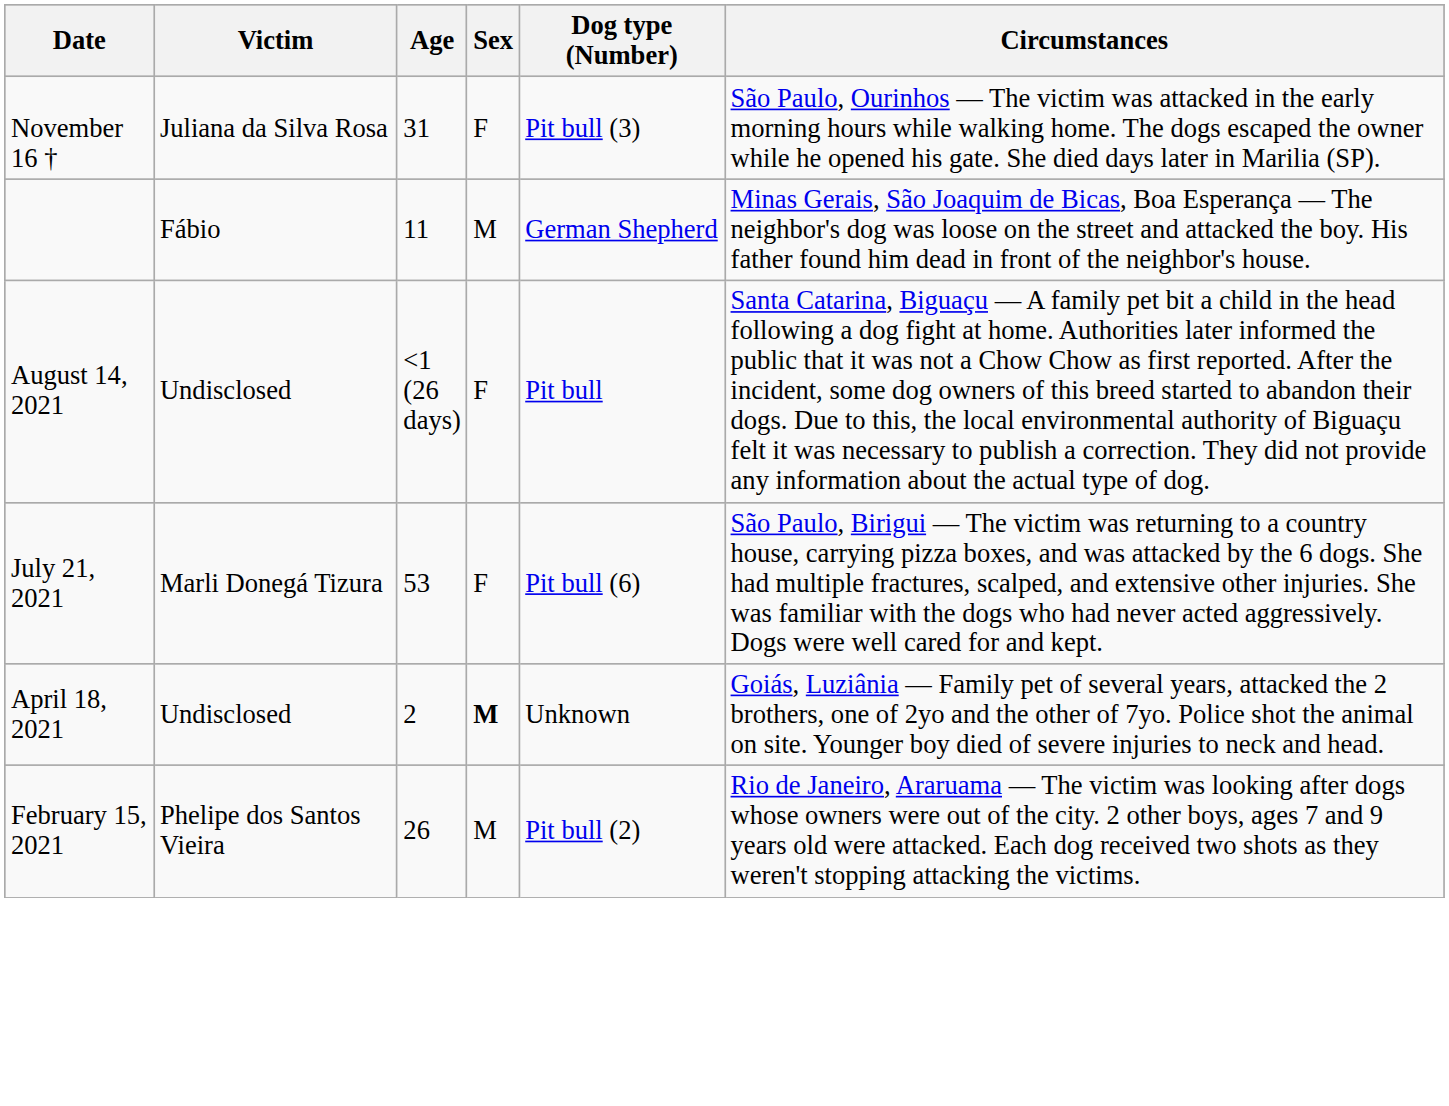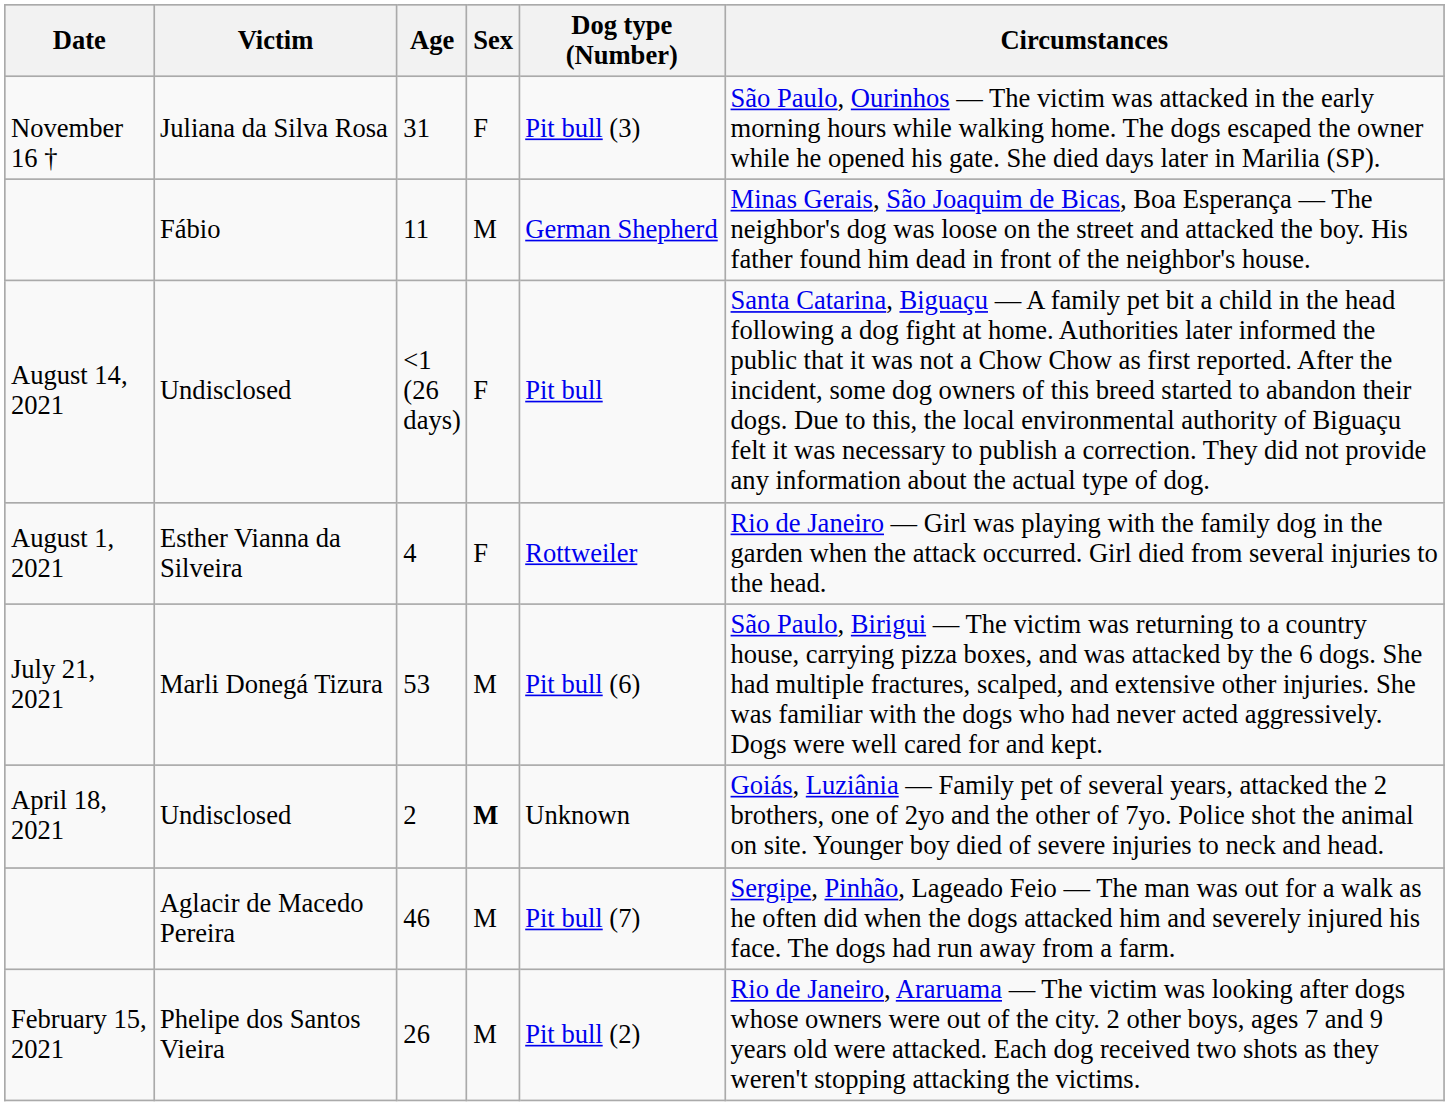+ row: (410, 552)
(481, 582) F -> (485, 684) M
+ row: (417, 918)
